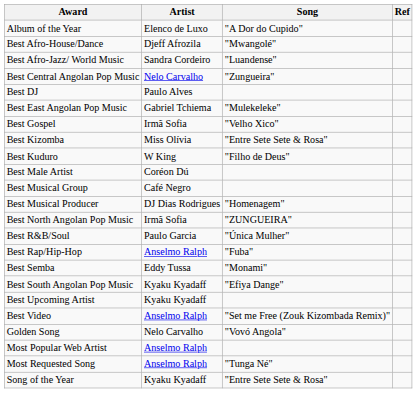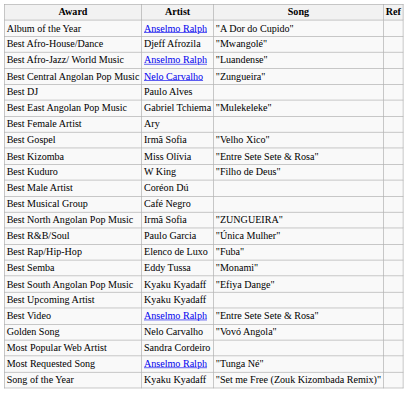(176, 28) Elenco de Luxo -> (175, 28) Anselmo Ralph
(177, 60) Sandra Cordeiro -> (175, 60) Anselmo Ralph
+ row: (44, 124)
- row: (53, 204)
(175, 252) Anselmo Ralph -> (176, 252) Elenco de Luxo
(307, 316) "Set me Free (Zouk Kizombada Remix)" -> (267, 316) "Entre Sete Sete & Rosa"
(175, 348) Anselmo Ralph -> (177, 348) Sandra Cordeiro
(276, 380) "Entre Sete Sete & Rosa" -> (298, 380) "Set me Free (Zouk Kizombada Remix)"
